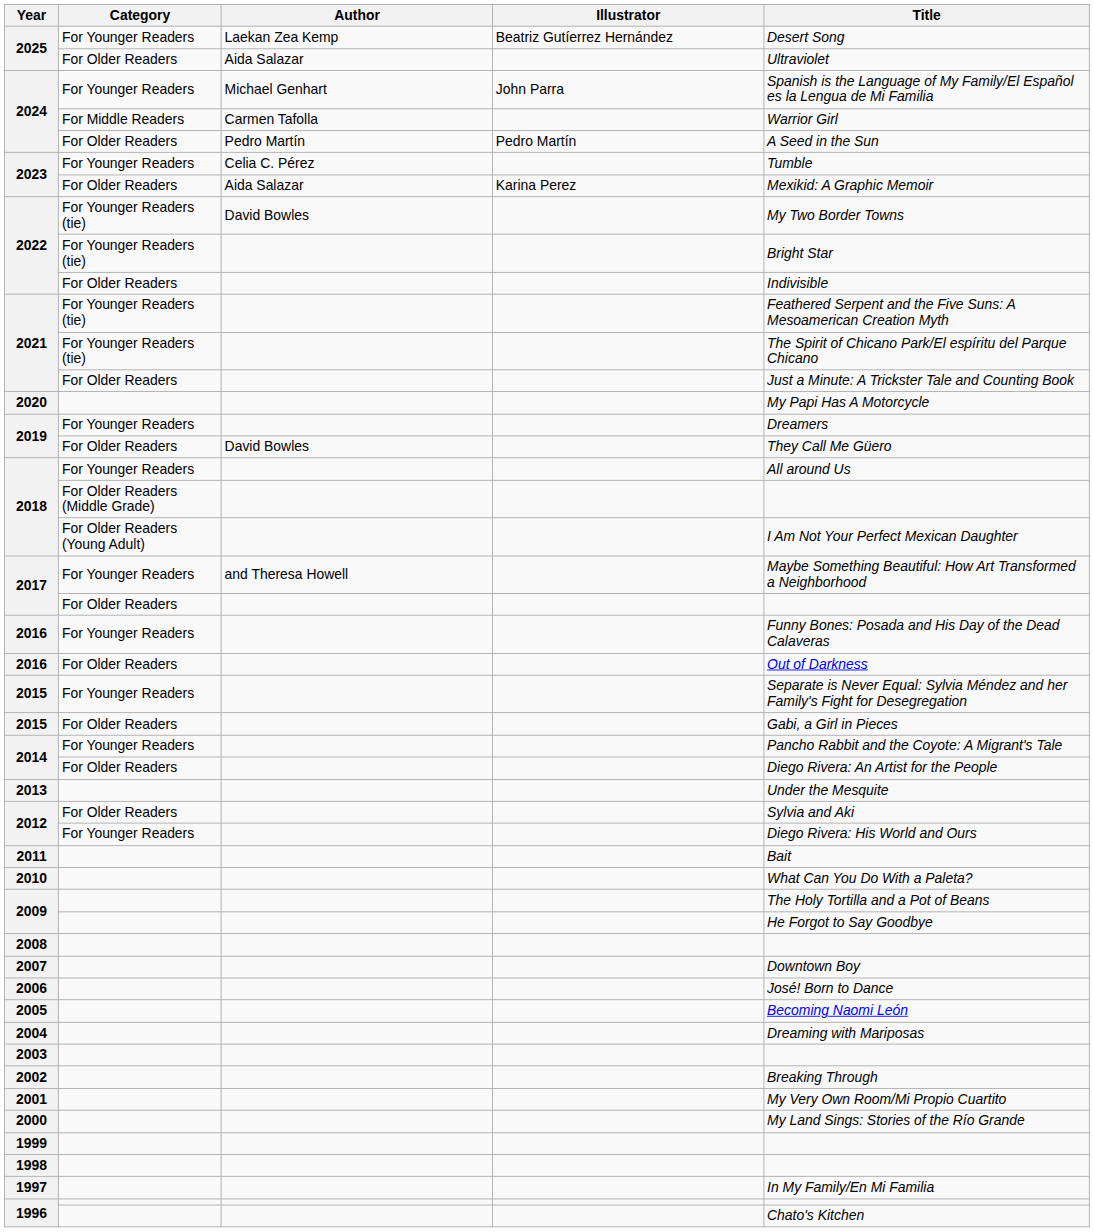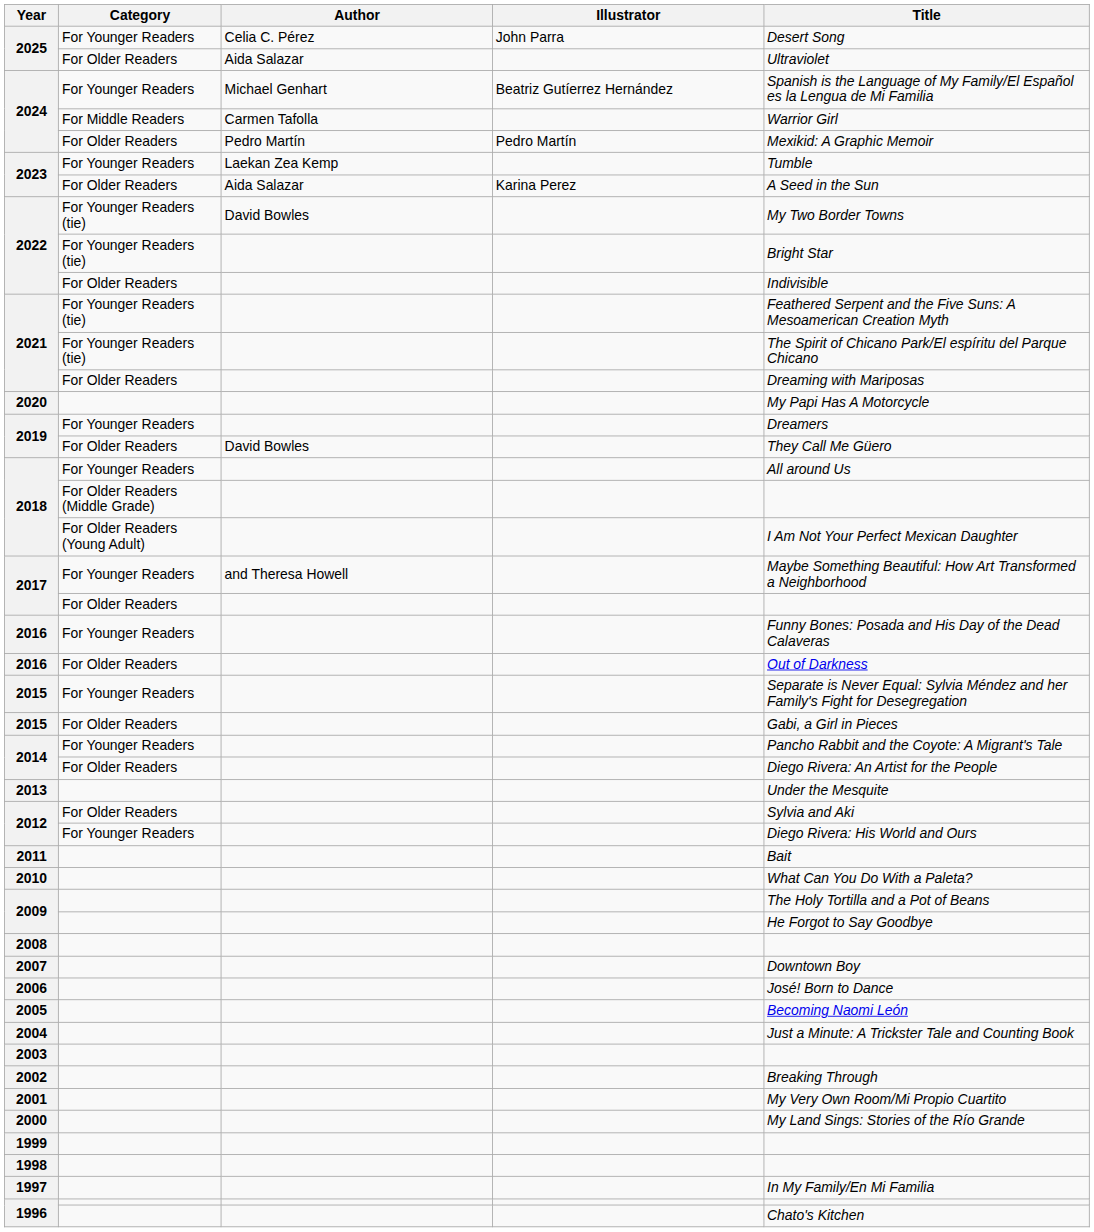(281, 37) Laekan Zea Kemp -> (269, 37) Celia C. Pérez
(584, 37) Beatriz Gutíerrez Hernández -> (530, 37) John Parra
(530, 89) John Parra -> (584, 89) Beatriz Gutíerrez Hernández
(823, 141) A Seed in the Sun -> (850, 141) Mexikid: A Graphic Memoir
(269, 163) Celia C. Pérez -> (281, 163) Laekan Zea Kemp
(850, 185) Mexikid: A Graphic Memoir -> (823, 185) A Seed in the Sun
(921, 380) Just a Minute: A Trickster Tale and Counting Book -> (846, 380) Dreaming with Mariposas
(846, 1033) Dreaming with Mariposas -> (921, 1033) Just a Minute: A Trickster Tale and Counting Book
